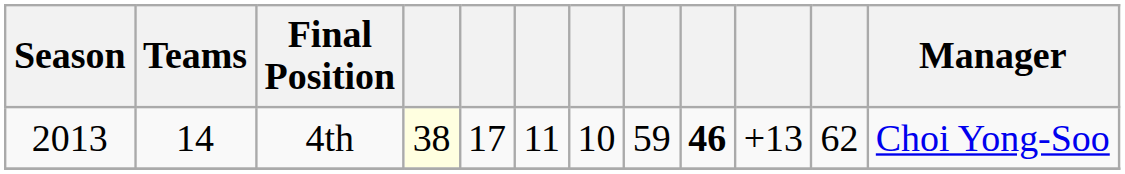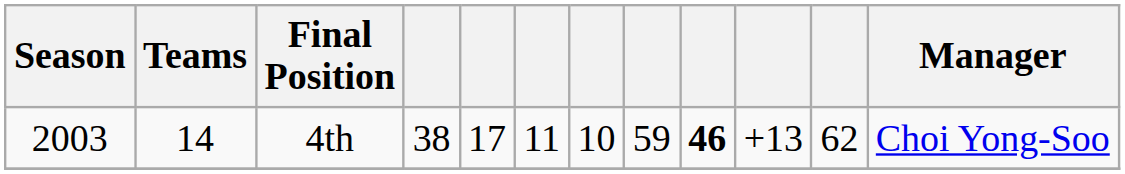(70, 137) 2013 -> (70, 137) 2003
(432, 137) lightyellow background -> (432, 137) no background
